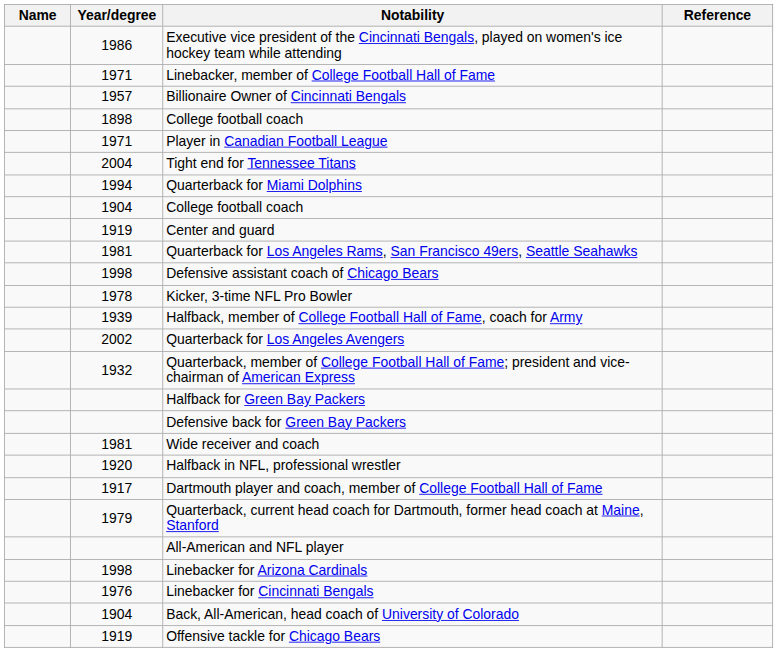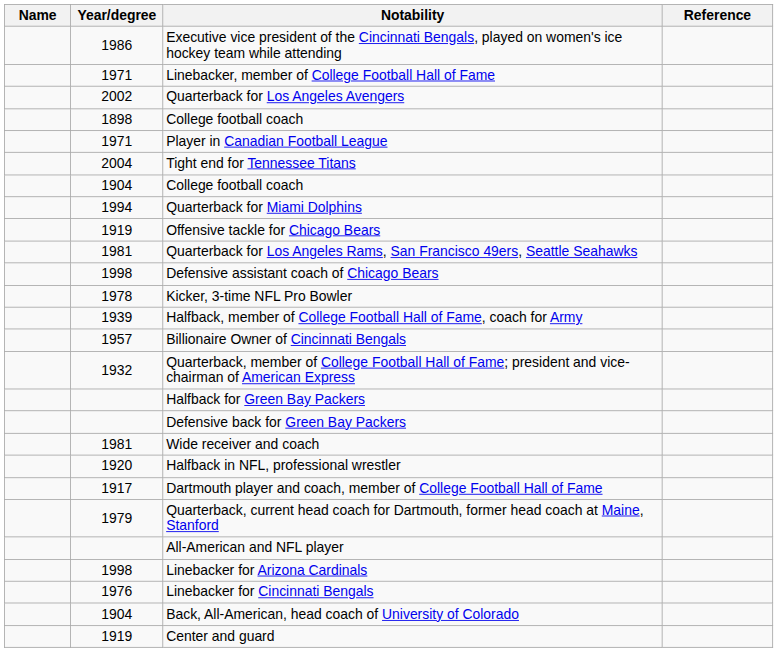rows swapped: (117, 97) <-> (117, 340)
rows swapped: (117, 185) <-> (117, 207)
rows swapped: (117, 636) <-> (117, 229)
